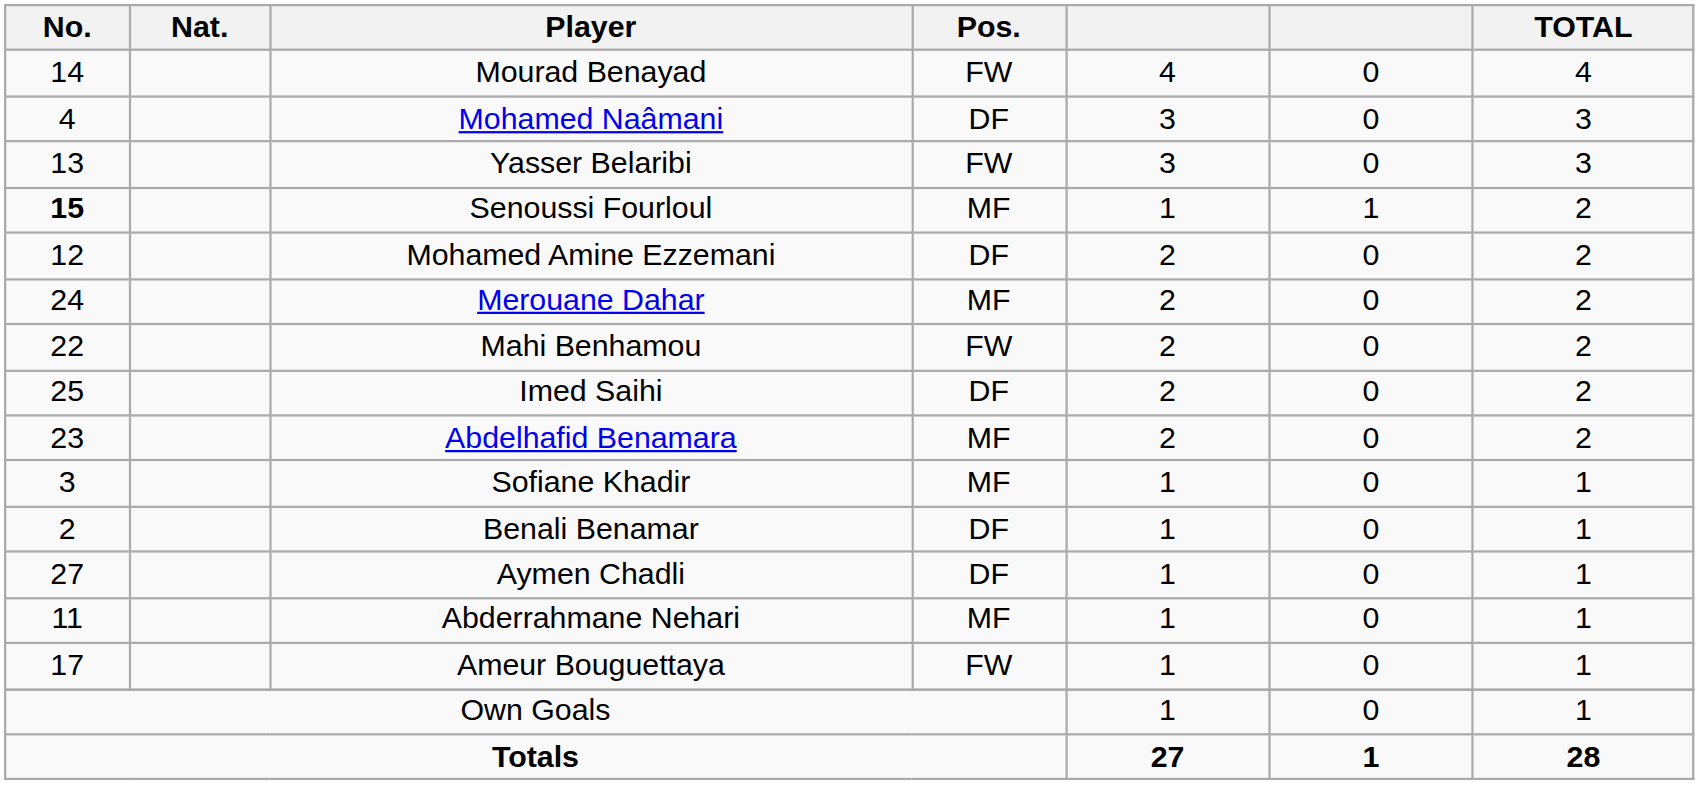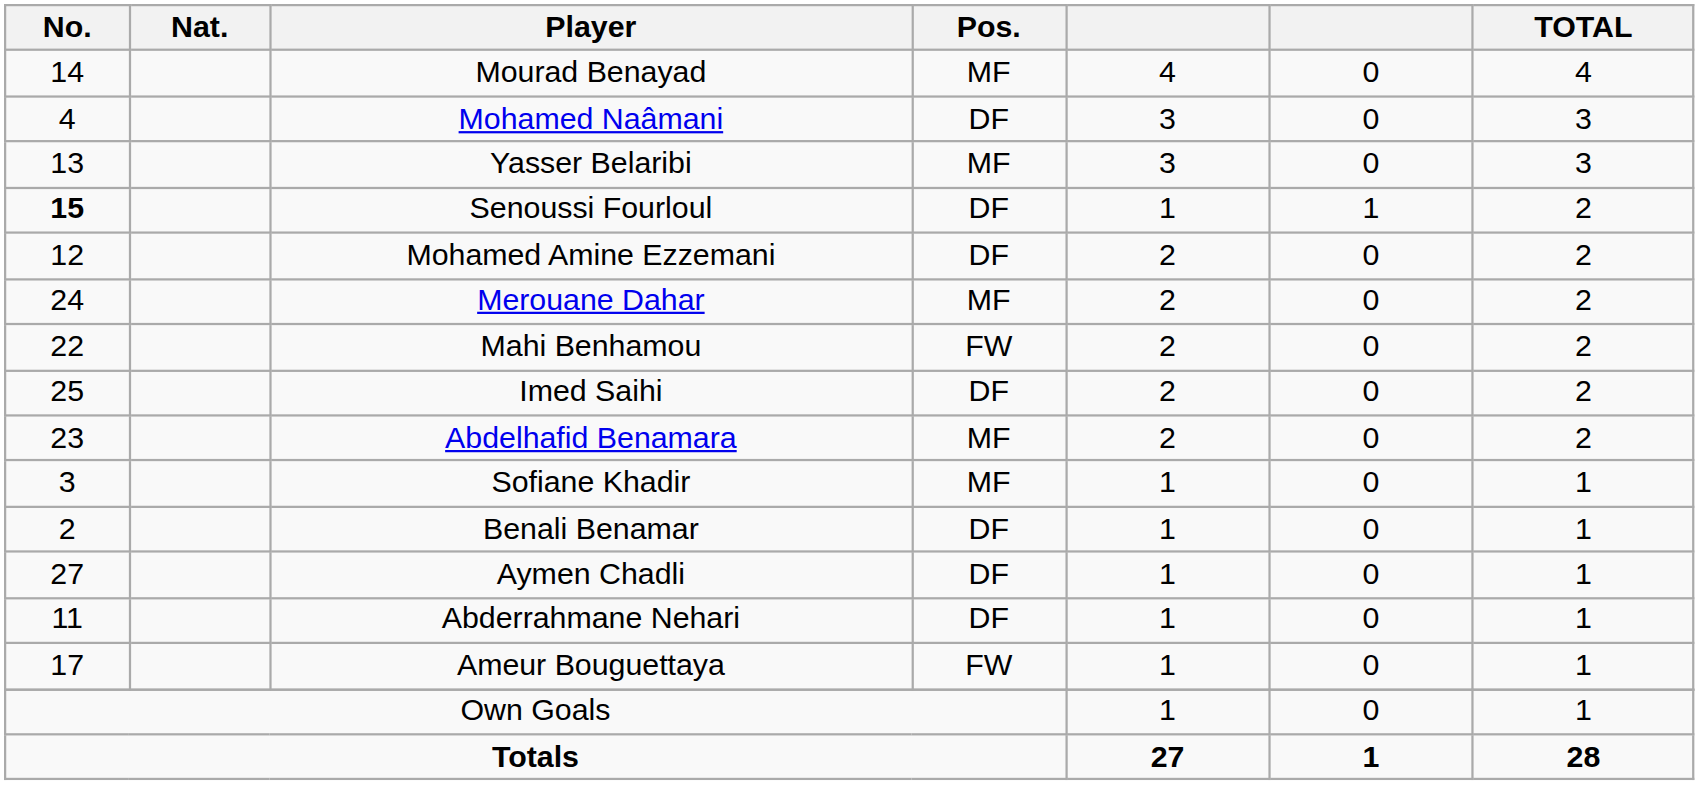(989, 72) FW -> (989, 72) MF
(989, 163) FW -> (989, 163) MF
(989, 209) MF -> (989, 209) DF
(989, 619) MF -> (989, 619) DF
